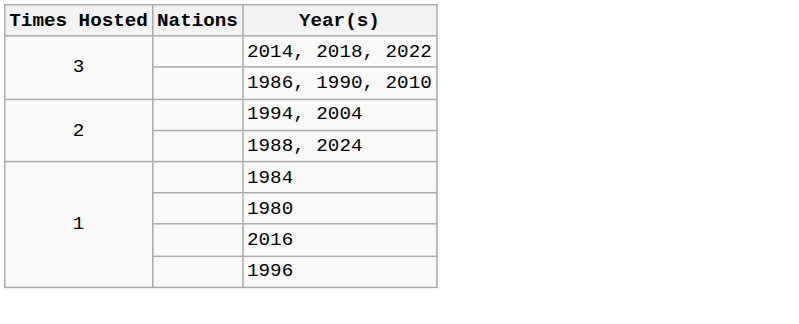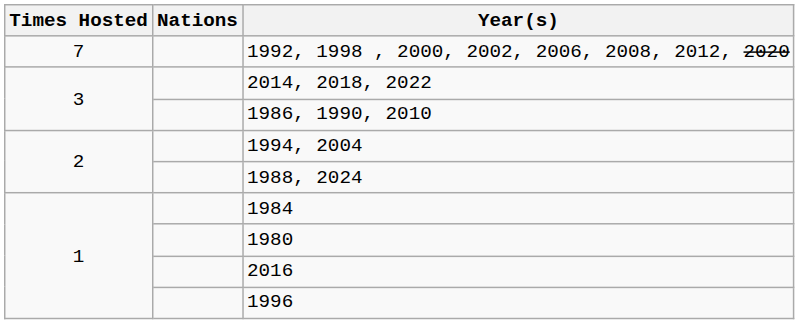+ row: (518, 52)
